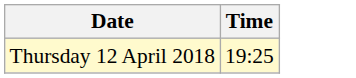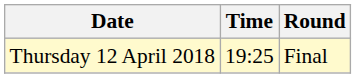+ column: (315, 21)
